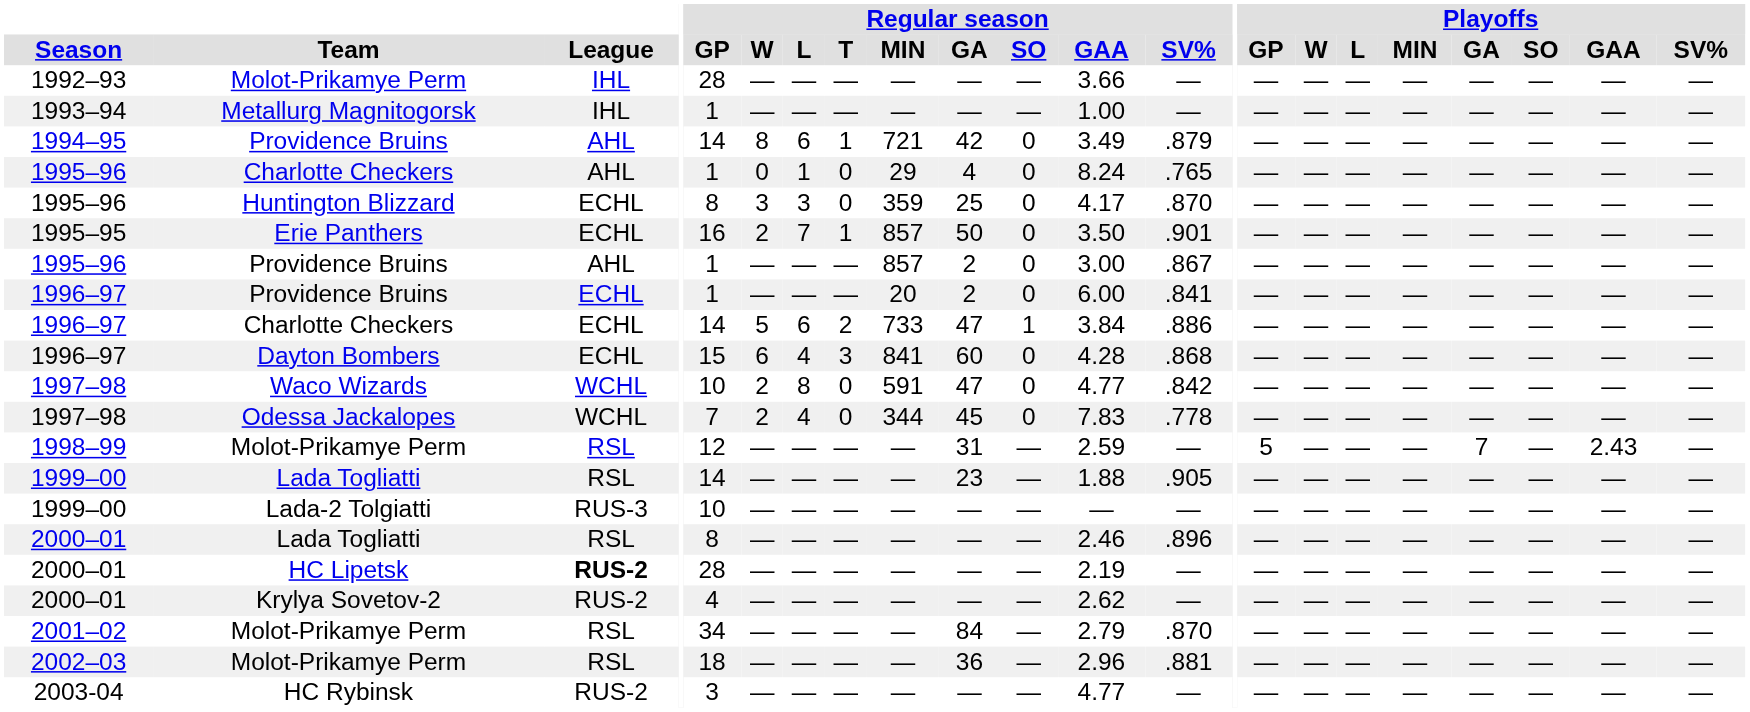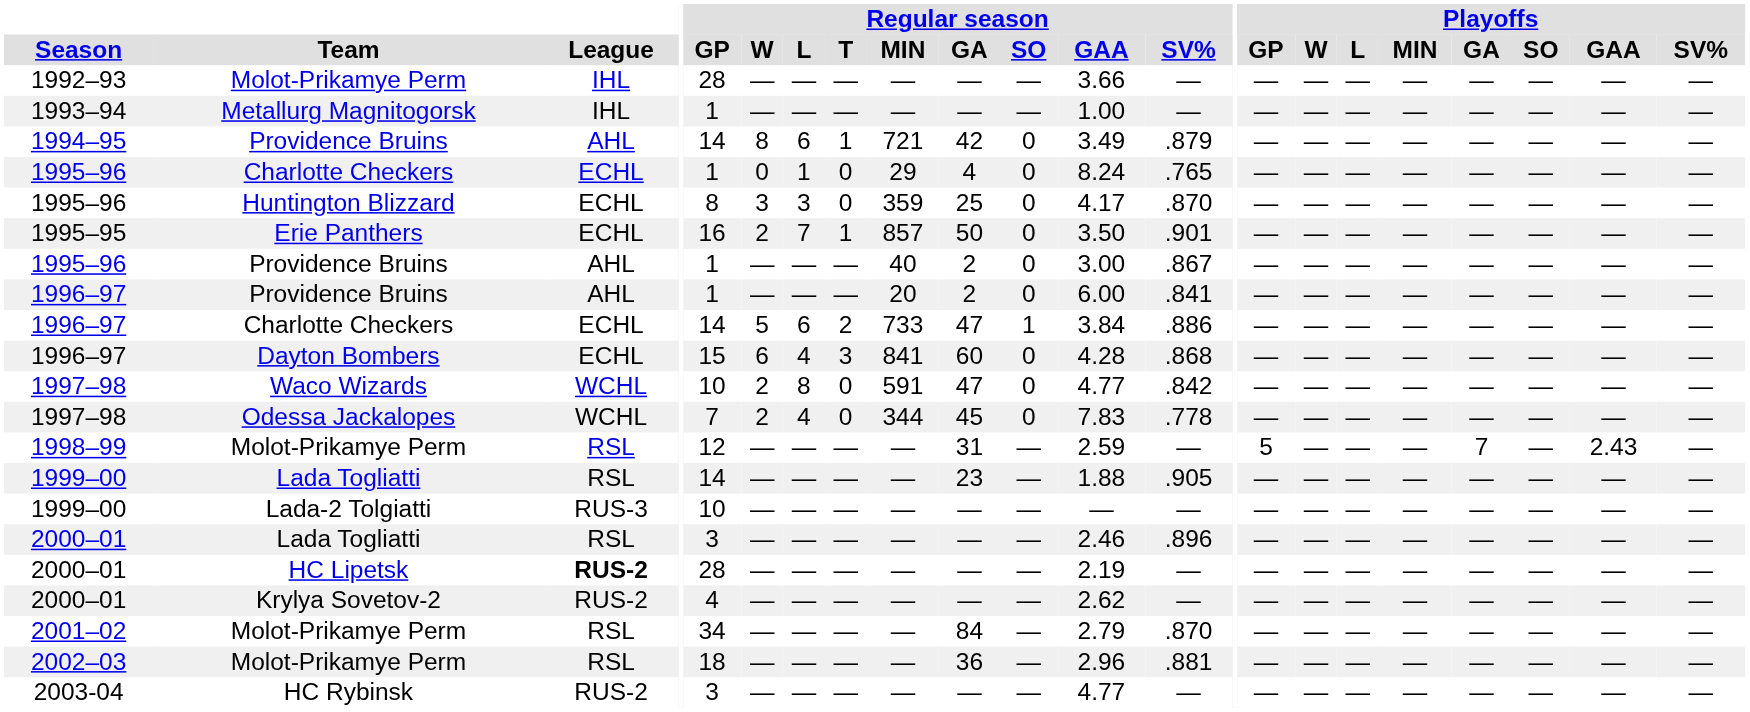(611, 172) AHL -> (611, 172) ECHL
(903, 263) 857 -> (903, 263) 40
(611, 294) ECHL -> (611, 294) AHL
(712, 539) 8 -> (712, 539) 3
